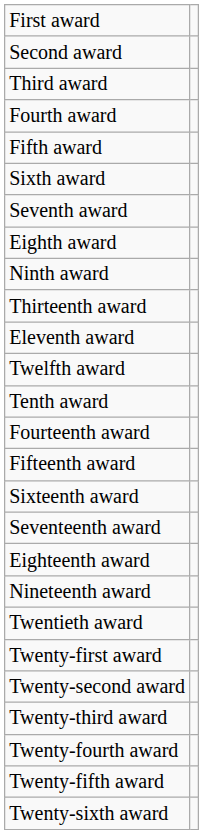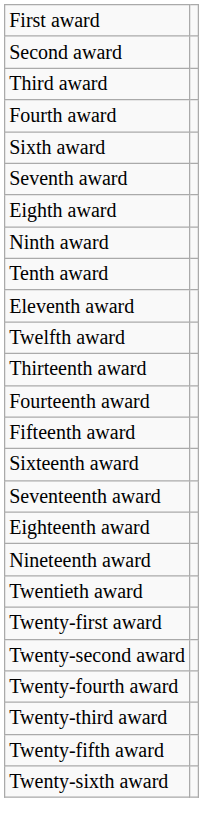- row: (56, 147)
rows swapped: (59, 400) <-> (78, 305)
rows swapped: (88, 718) <-> (94, 749)
